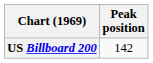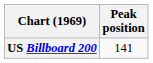(124, 48) 142 -> (124, 48) 141
